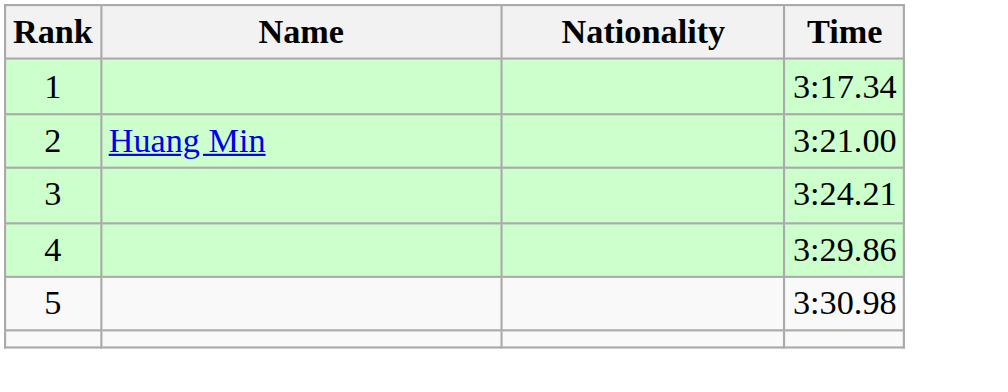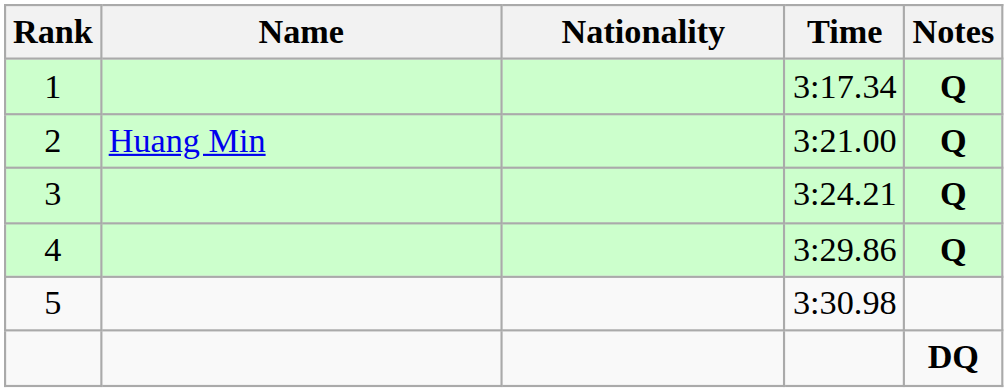+ column: (953, 31)
